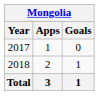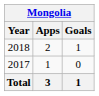rows swapped: (19, 47) <-> (19, 64)
